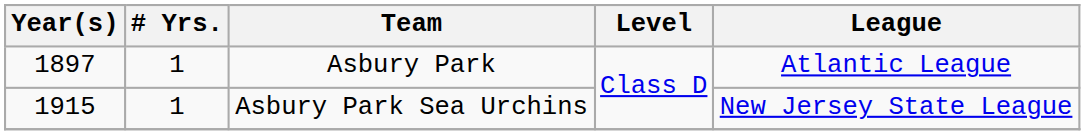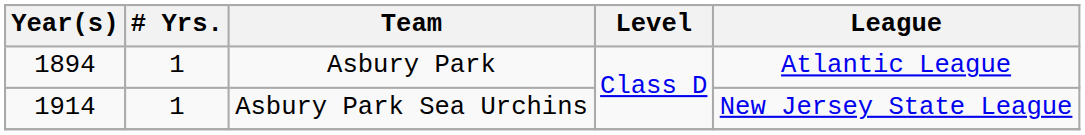(65, 67) 1897 -> (65, 67) 1894
(65, 109) 1915 -> (65, 109) 1914
